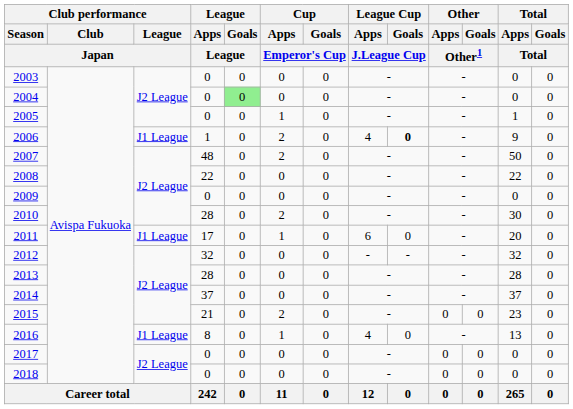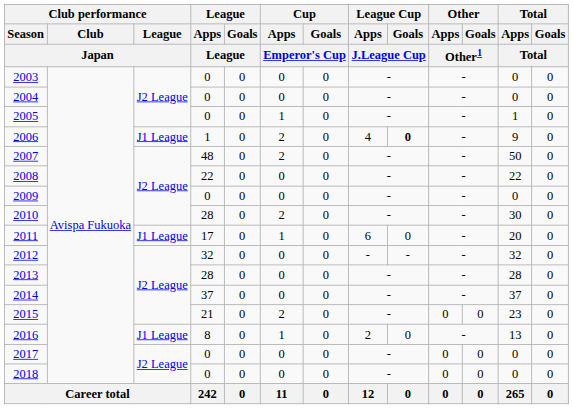(242, 96) lightgreen background -> (242, 96) no background
(368, 334) 4 -> (368, 334) 2
